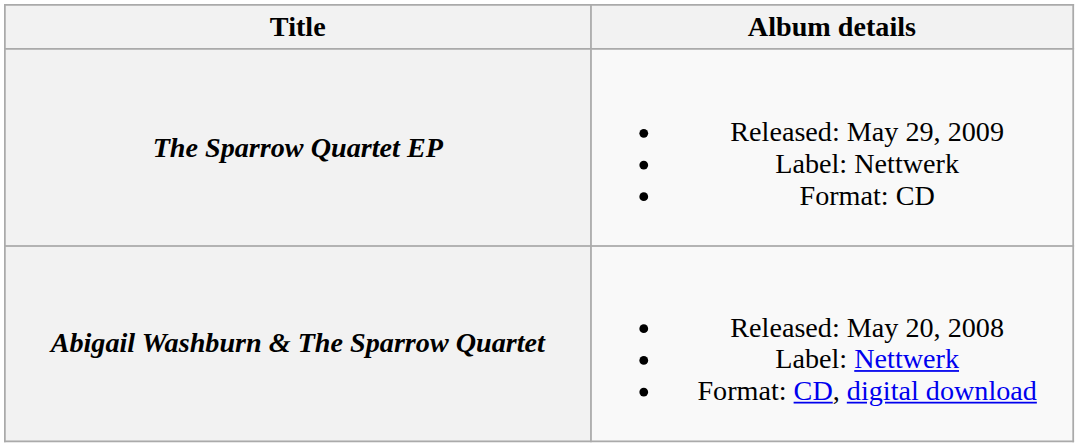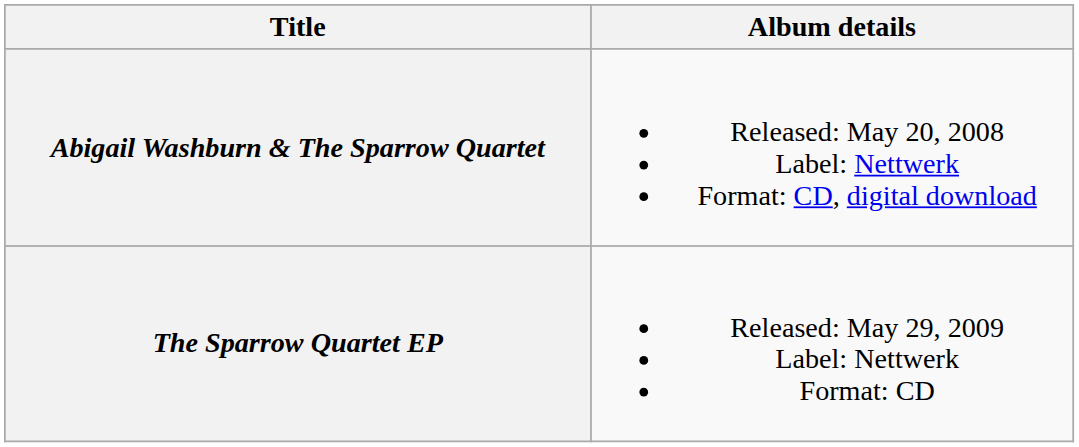rows swapped: (298, 343) <-> (298, 147)
